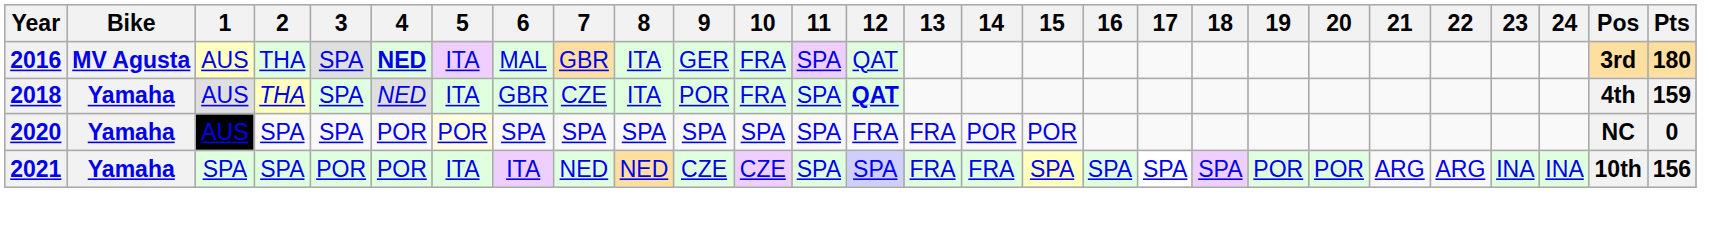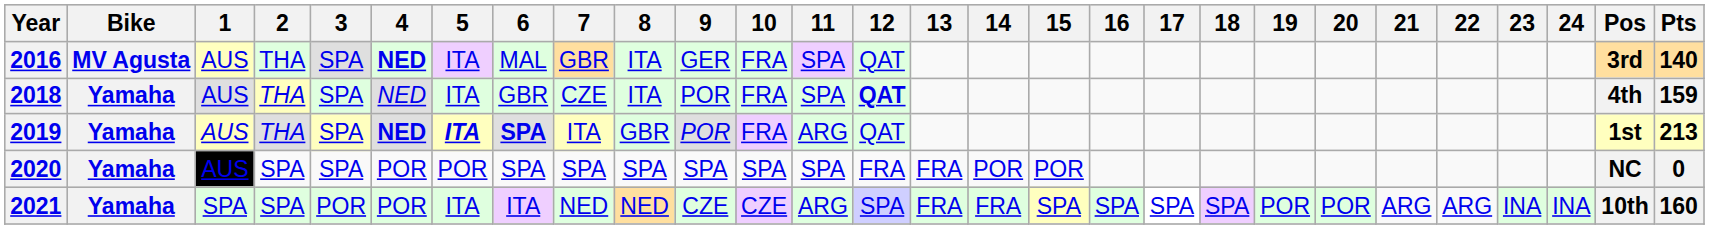(1672, 60) 180 -> (1679, 60) 140
+ row: (36, 133)
(463, 133) lightyellow background -> (463, 169) no background
(819, 169) SPA -> (823, 205) ARG
(1672, 169) 156 -> (1679, 205) 160
